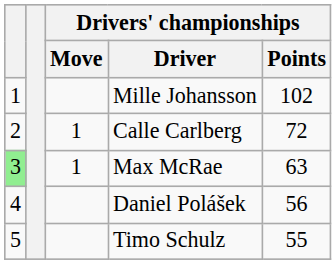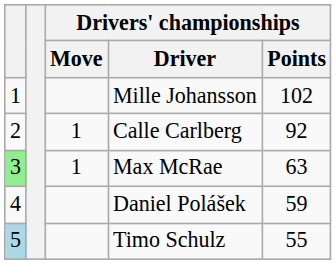(297, 131) 72 -> (297, 131) 92
(297, 204) 56 -> (297, 204) 59
(16, 240) no background -> (16, 240) lightblue background
